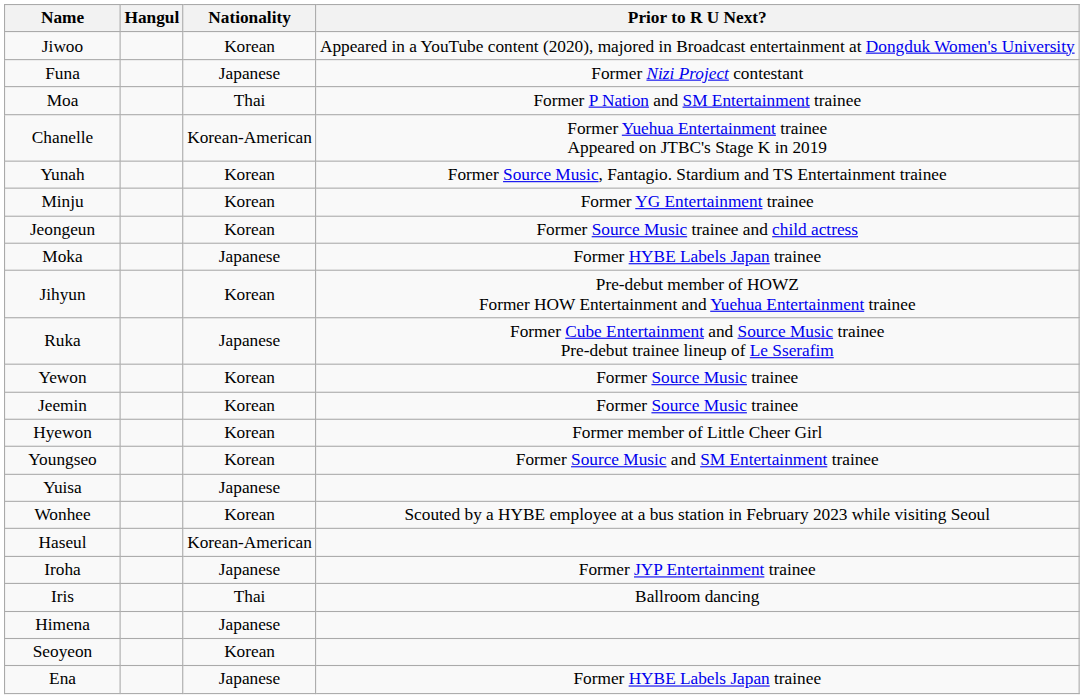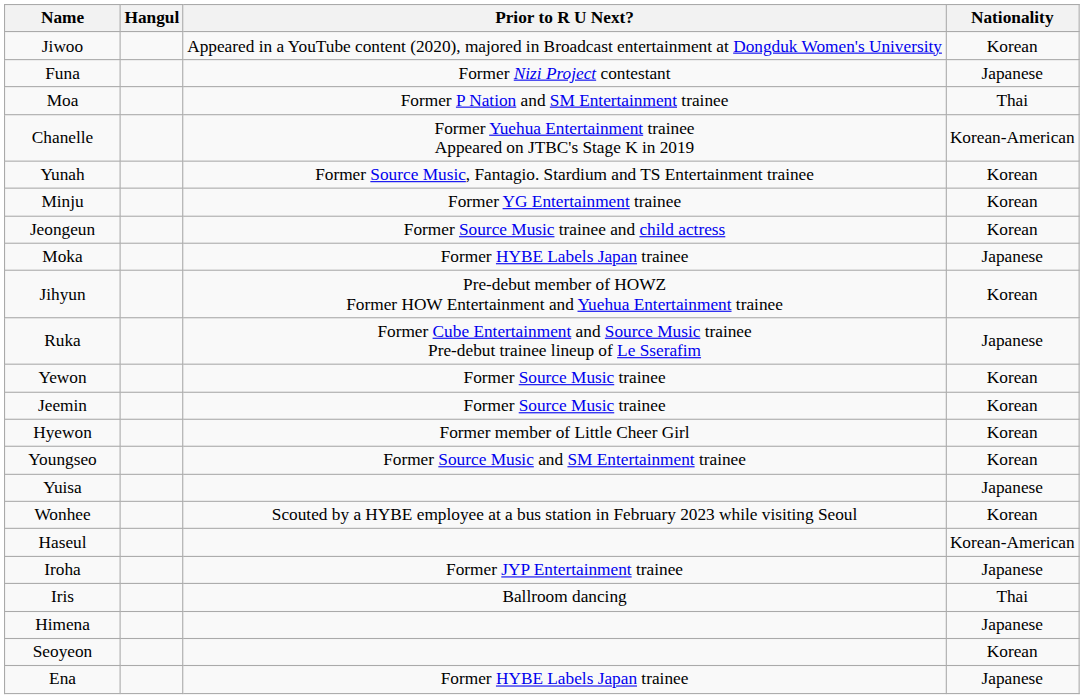columns swapped: (250, 18) <-> (697, 18)
